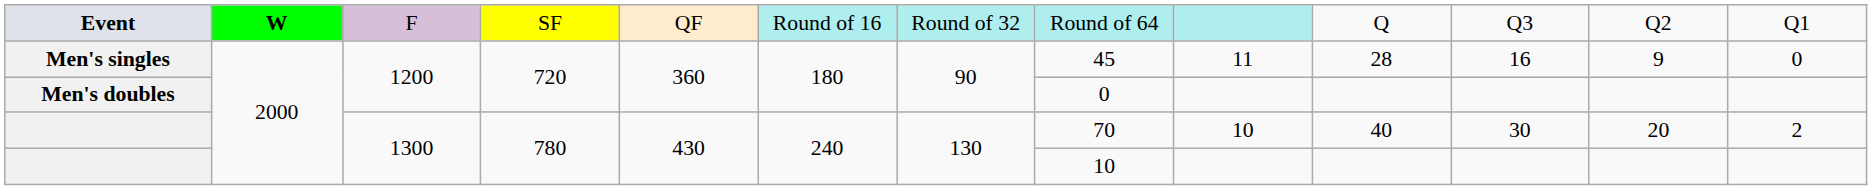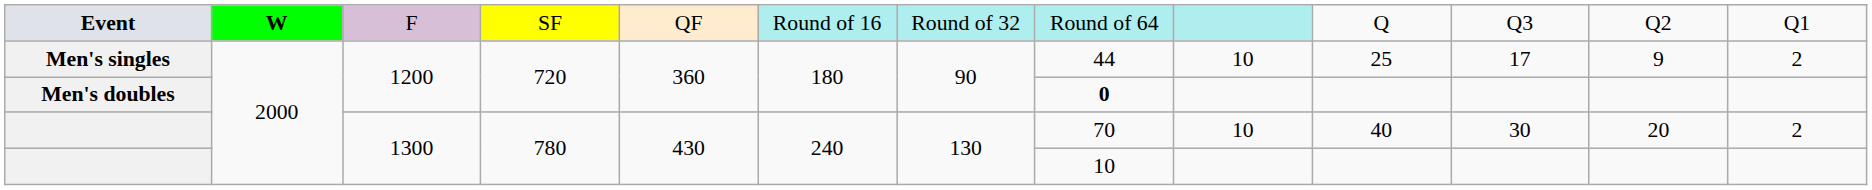(1104, 58) 45 -> (1104, 58) 44
(1243, 58) 11 -> (1243, 58) 10
(1381, 58) 28 -> (1381, 58) 25
(1520, 58) 16 -> (1520, 58) 17
(1797, 58) 0 -> (1797, 58) 2
(1104, 94) normal -> (1104, 94) bold
